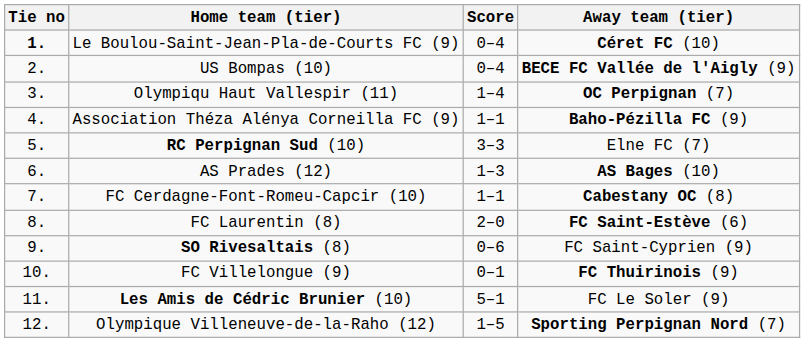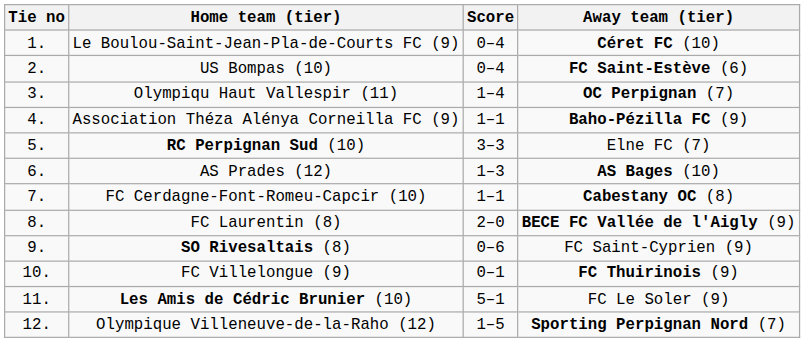(37, 43) bold -> (37, 43) normal
(659, 69) BECE FC Vallée de l'Aigly (9) -> (659, 69) FC Saint-Estève (6)
(659, 223) FC Saint-Estève (6) -> (659, 223) BECE FC Vallée de l'Aigly (9)
